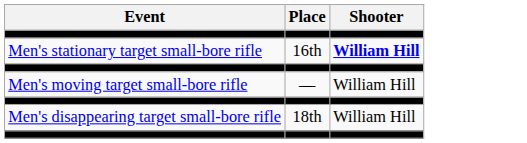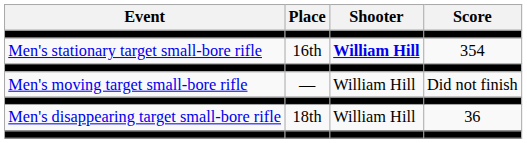+ column: (472, 17)
